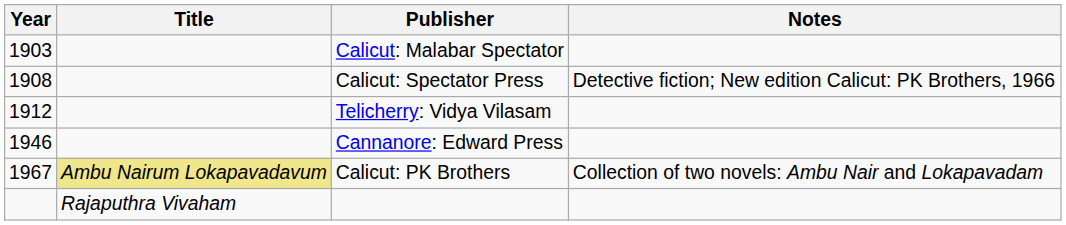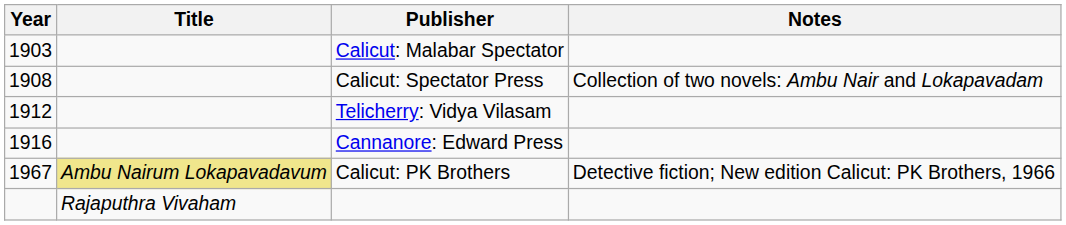(814, 81) Detective fiction; New edition Calicut: PK Brothers, 1966 -> (808, 81) Collection of two novels: Ambu Nair and Lokapavadam
(31, 142) 1946 -> (31, 142) 1916
(808, 173) Collection of two novels: Ambu Nair and Lokapavadam -> (814, 173) Detective fiction; New edition Calicut: PK Brothers, 1966
